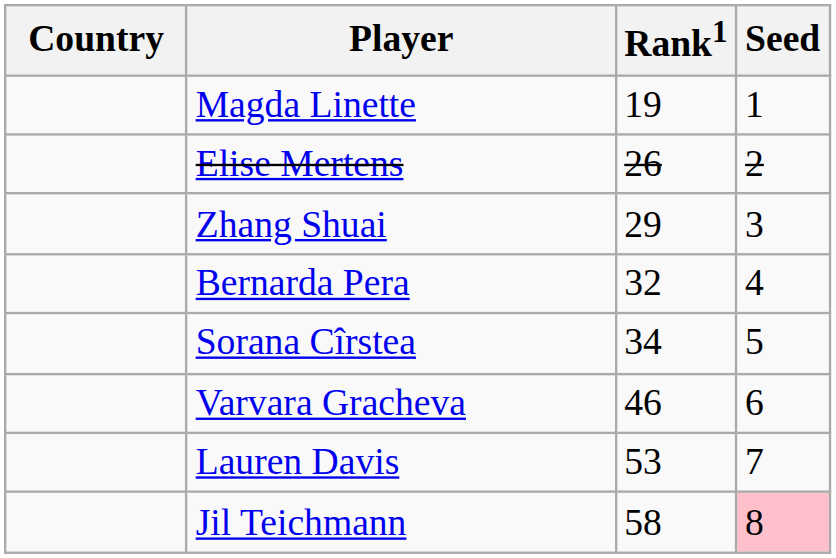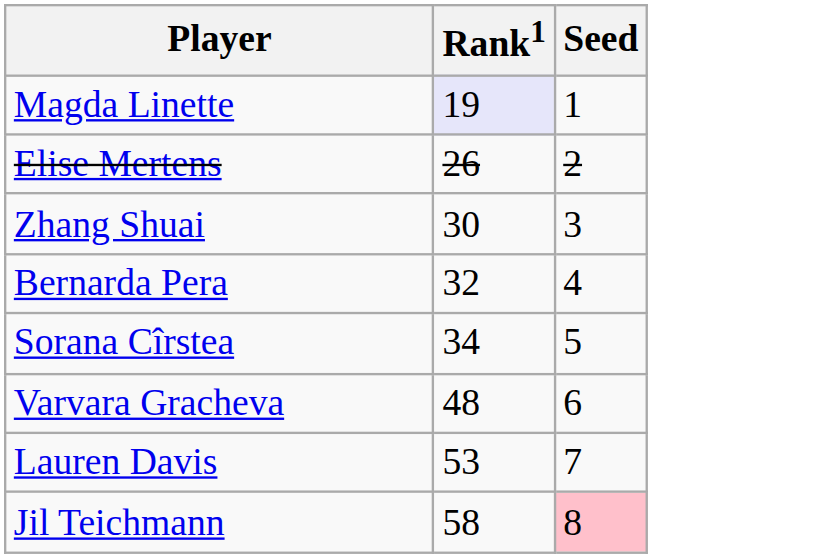- column: (96, 39)
(643, 104) no background -> (461, 104) lavender background
(643, 223) 29 -> (461, 223) 30
(643, 402) 46 -> (461, 402) 48
